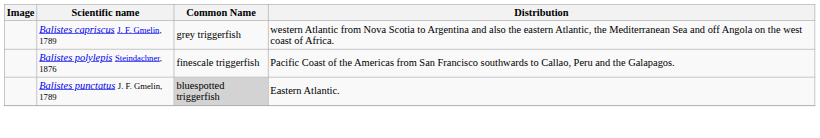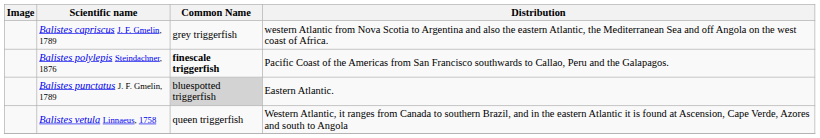(218, 63) normal -> (196, 63) bold
+ row: (98, 119)
